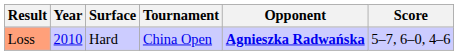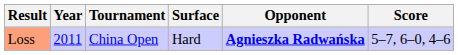columns swapped: (181, 15) <-> (113, 15)
(68, 38) 2010 -> (68, 38) 2011
